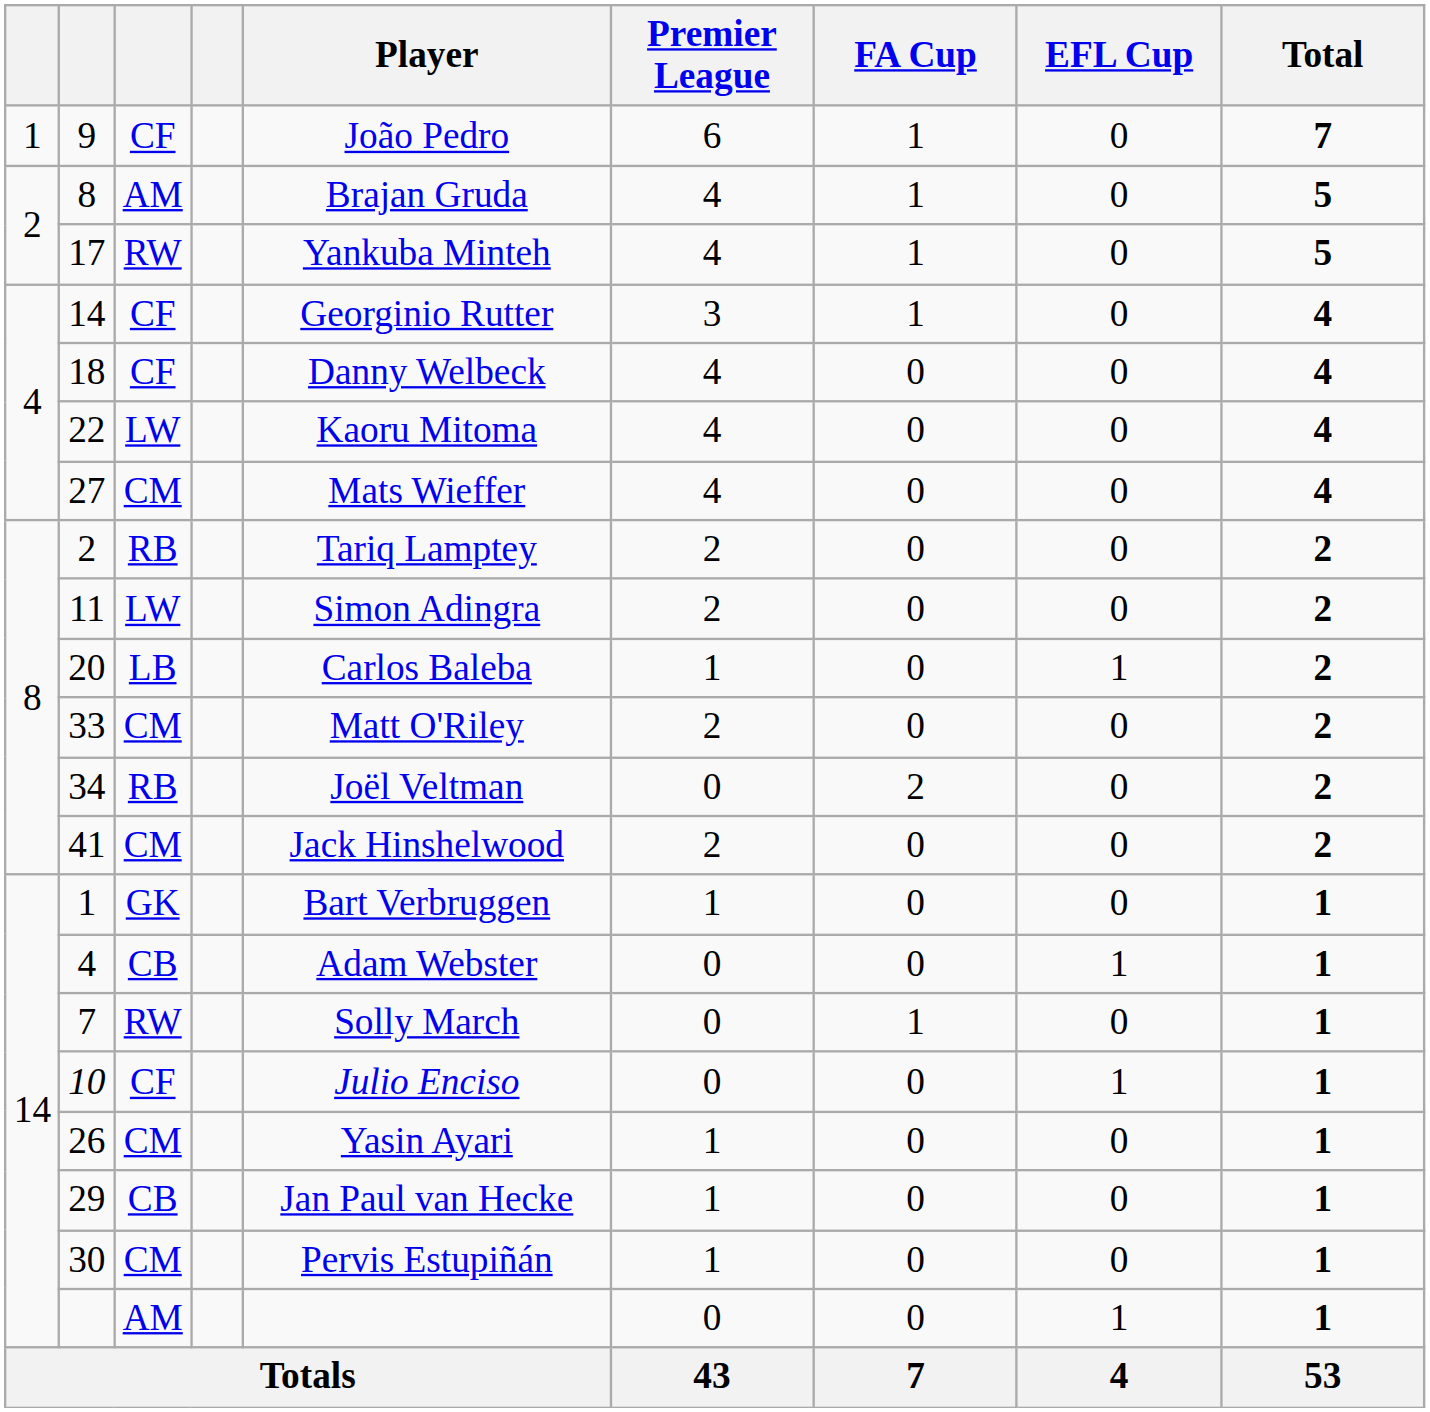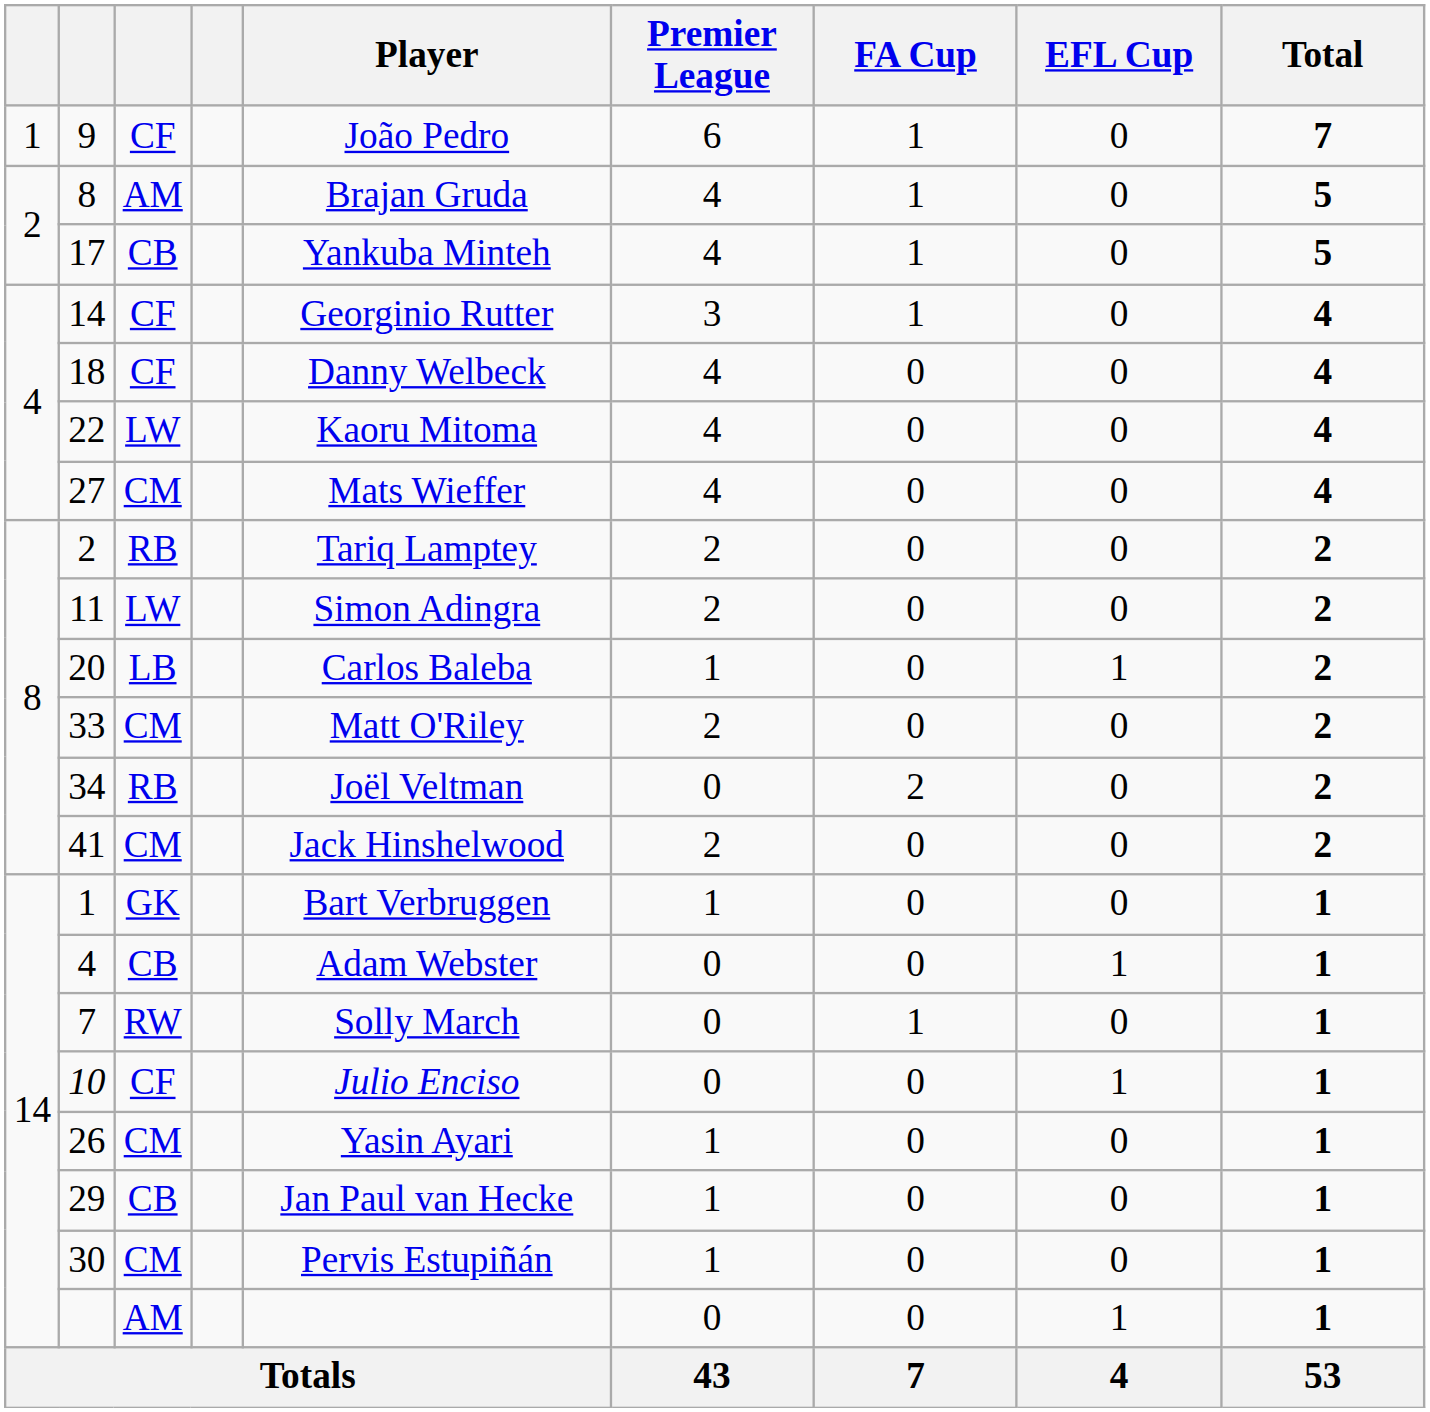(153, 253) RW -> (153, 253) CB
